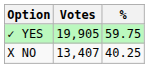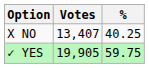rows swapped: (25, 34) <-> (22, 53)
